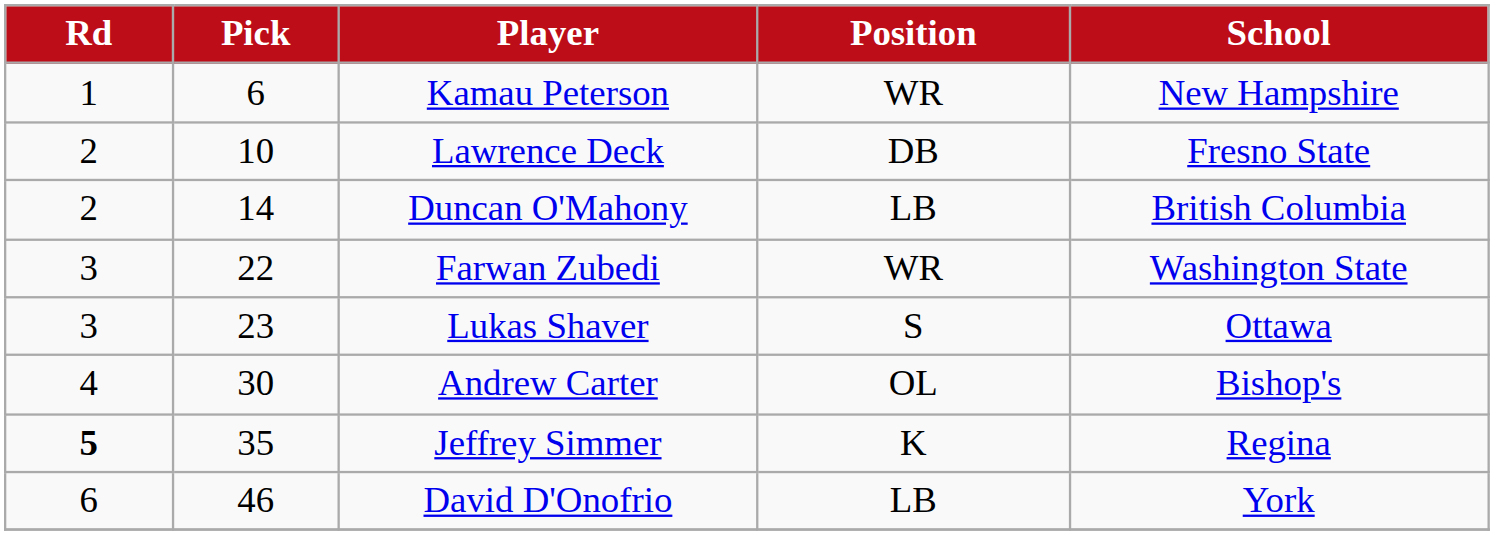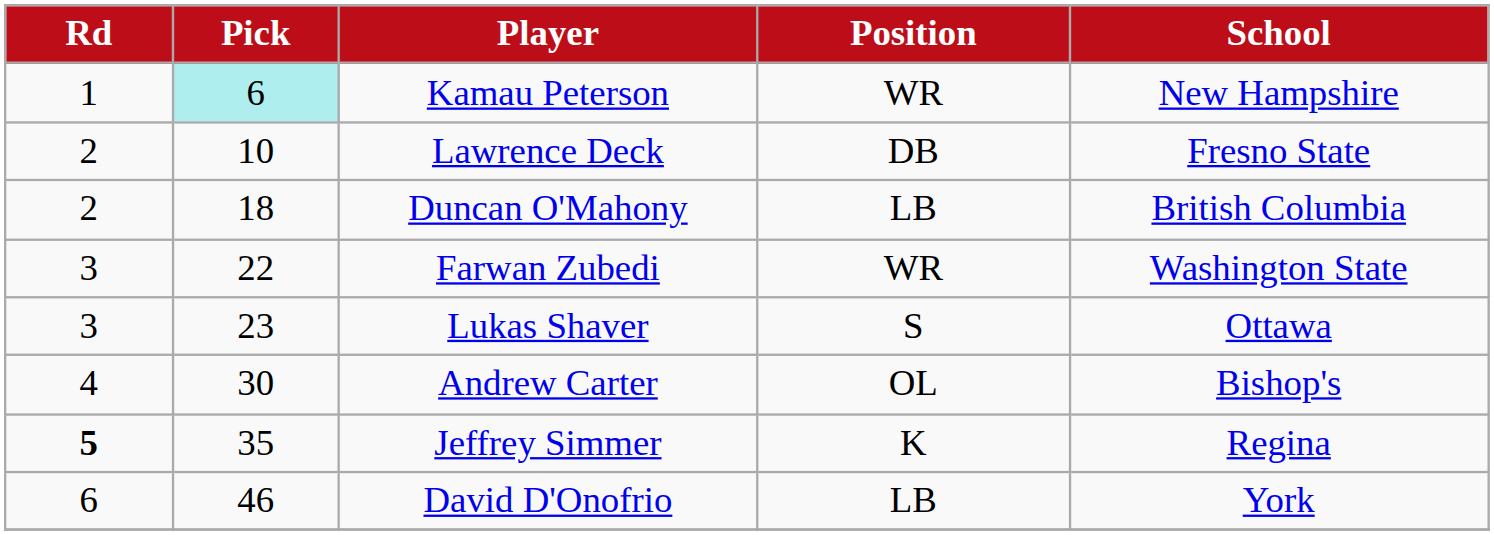(256, 92) no background -> (256, 92) paleturquoise background
(256, 208) 14 -> (256, 208) 18
